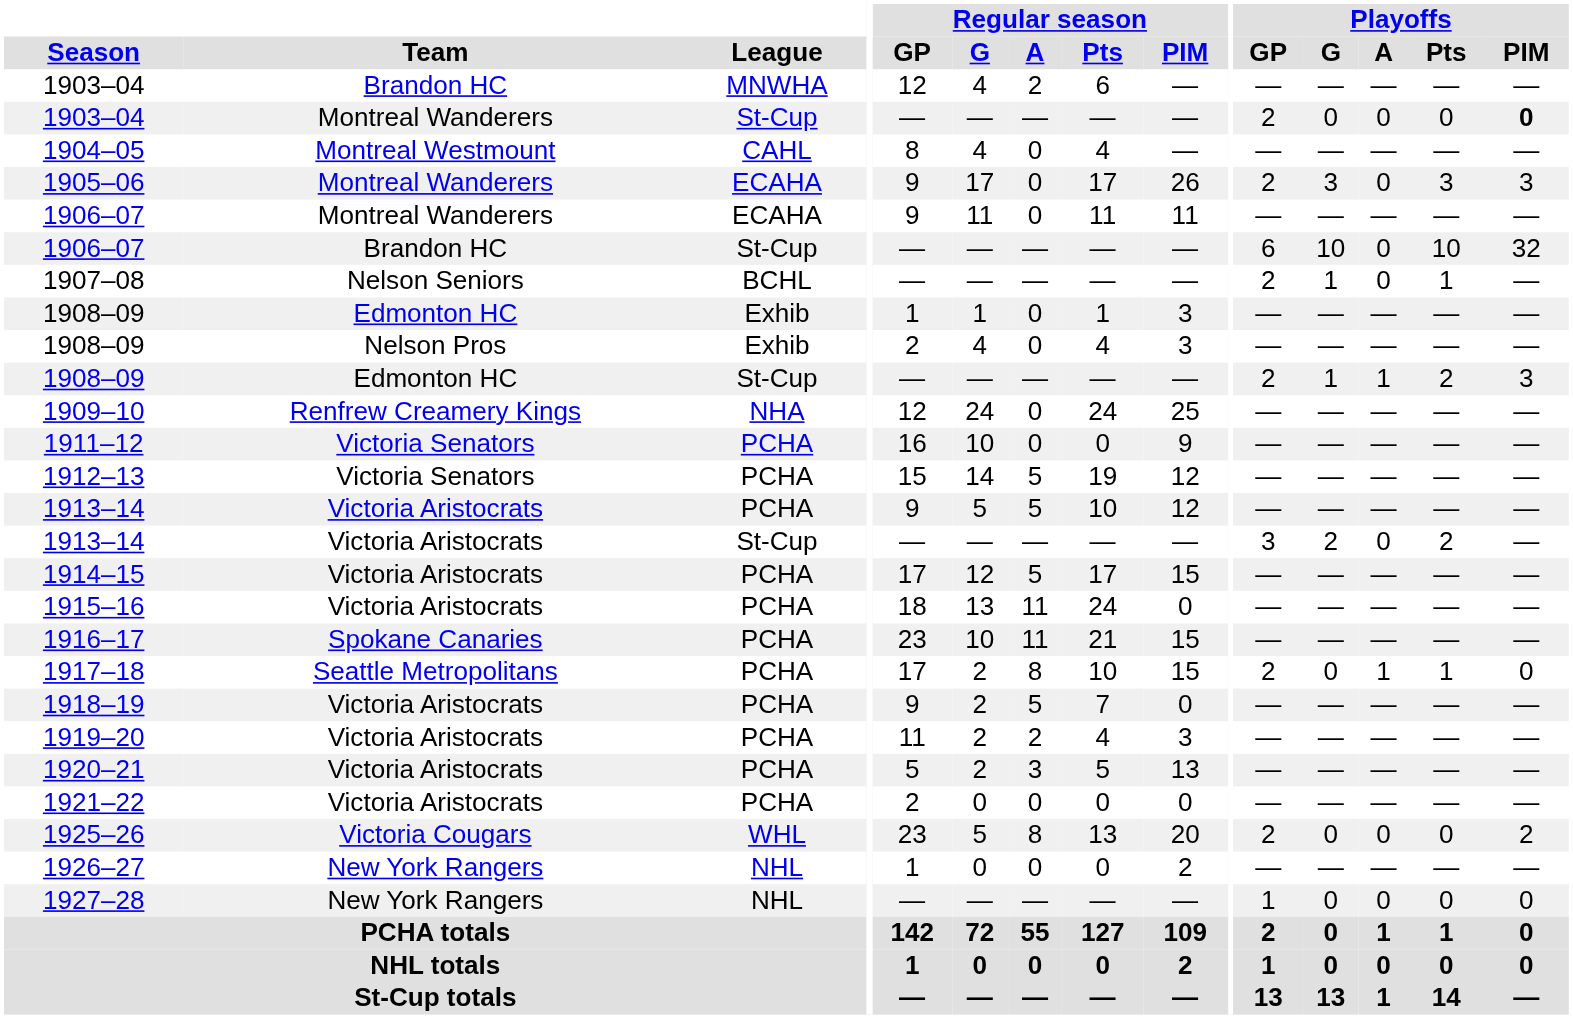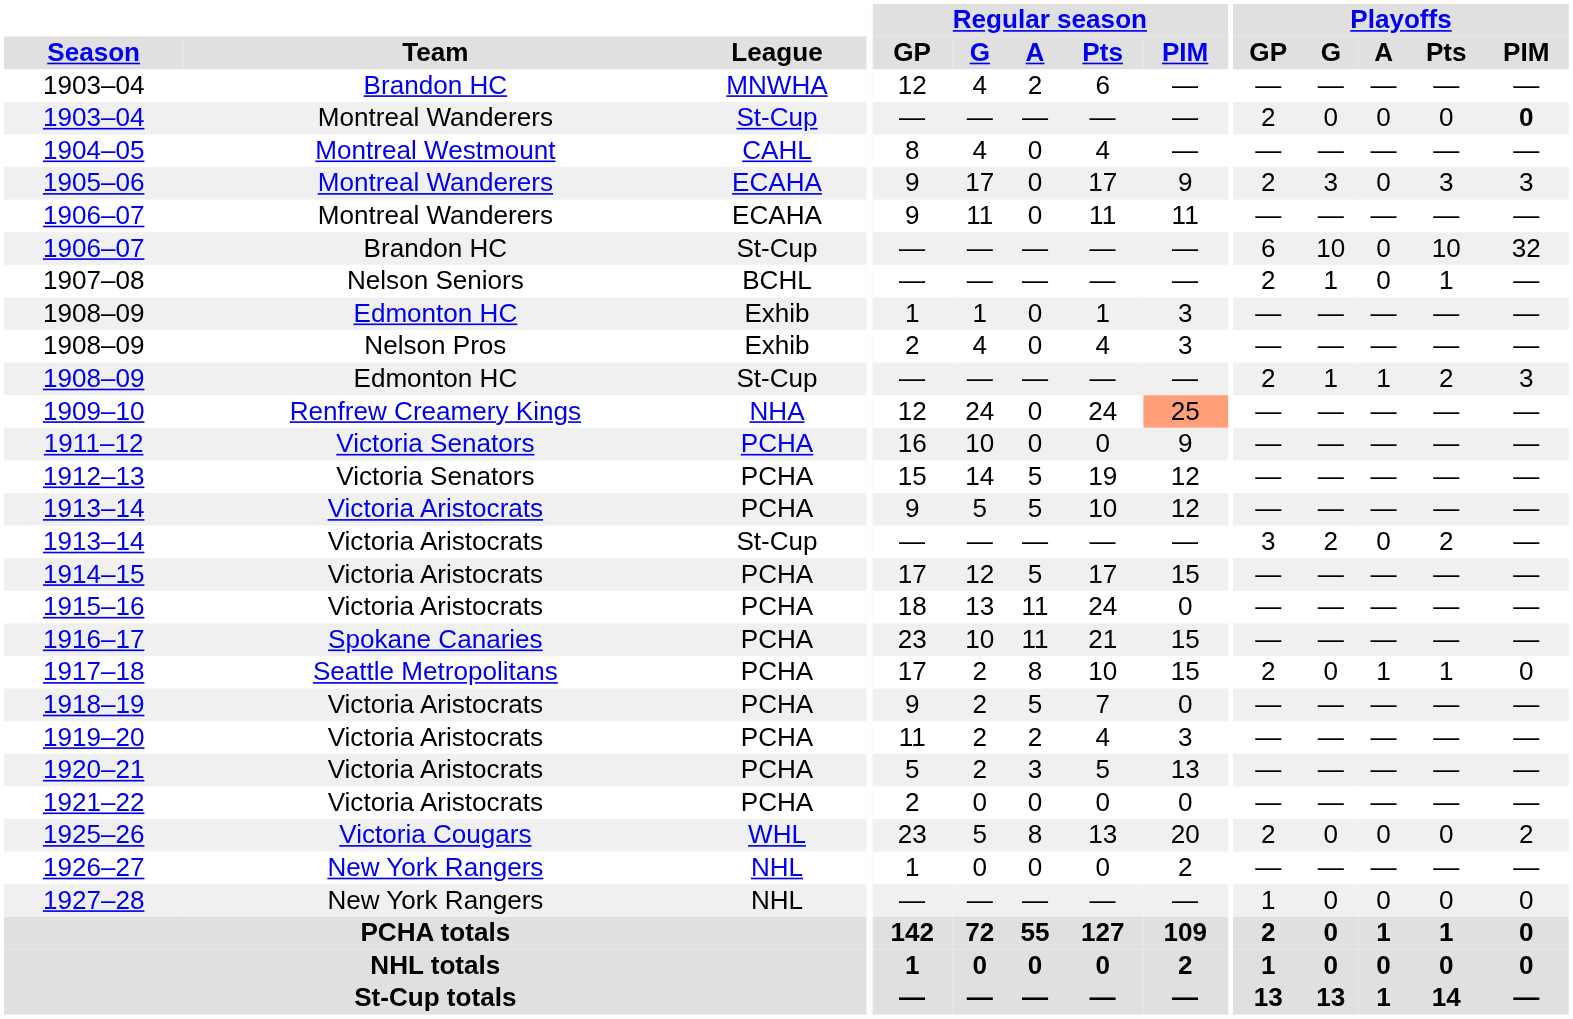(1185, 182) 26 -> (1185, 182) 9
(1185, 411) no background -> (1185, 411) lightsalmon background
